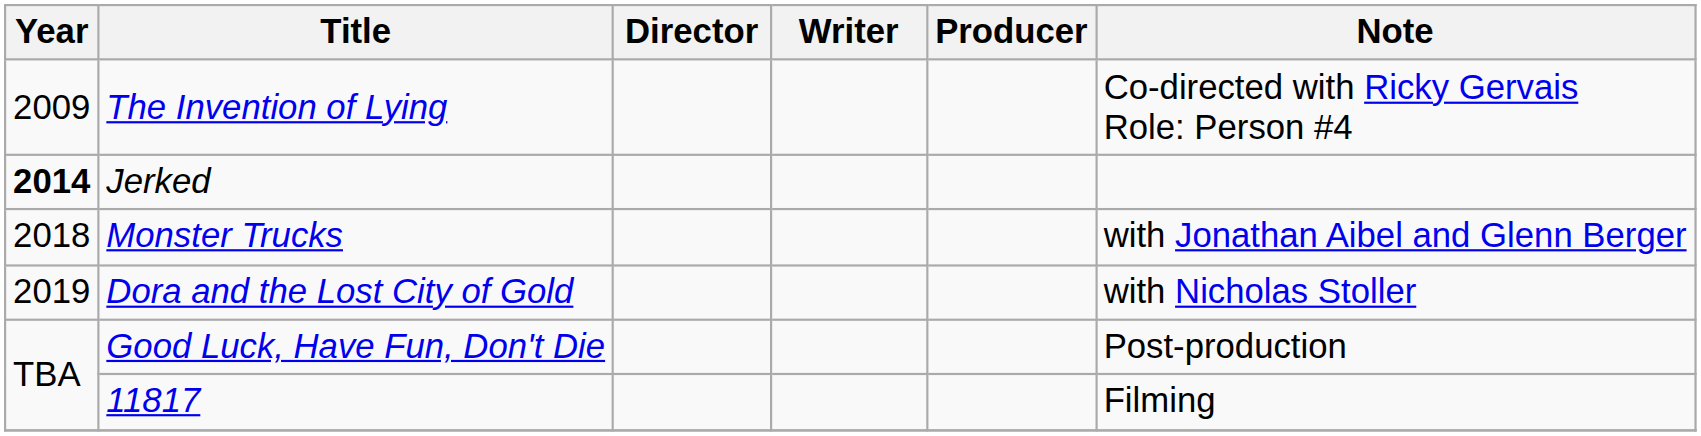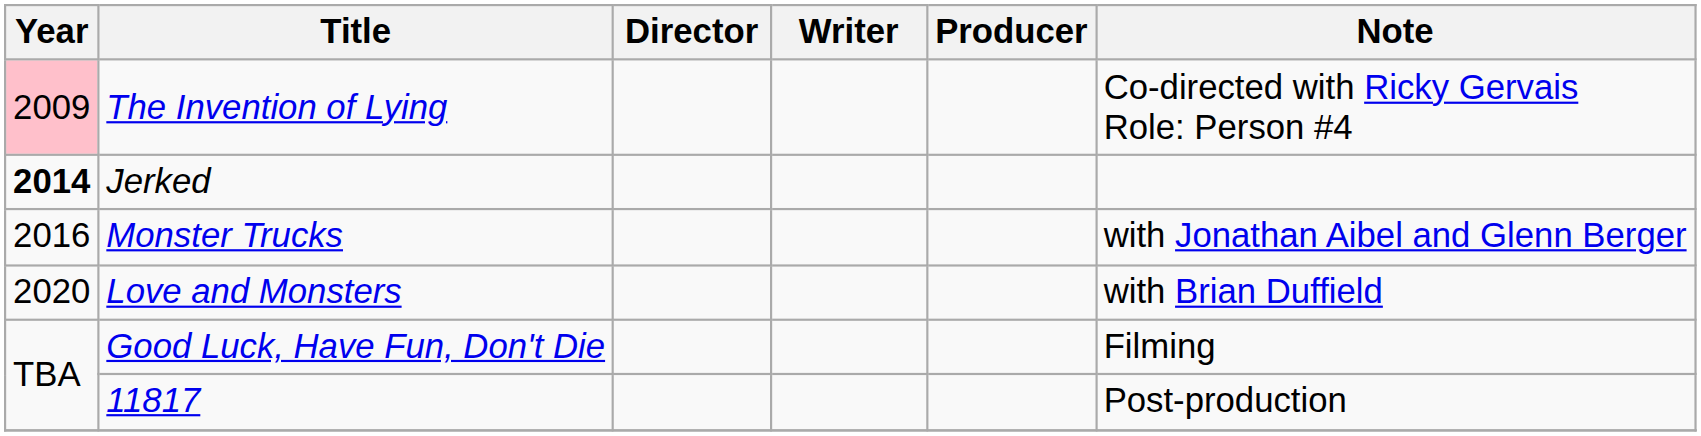(52, 106) no background -> (52, 106) pink background
(52, 236) 2018 -> (52, 236) 2016
- row: (340, 291)
+ row: (254, 291)
(1225, 346) Post-production -> (1160, 346) Filming
(1160, 401) Filming -> (1225, 401) Post-production
